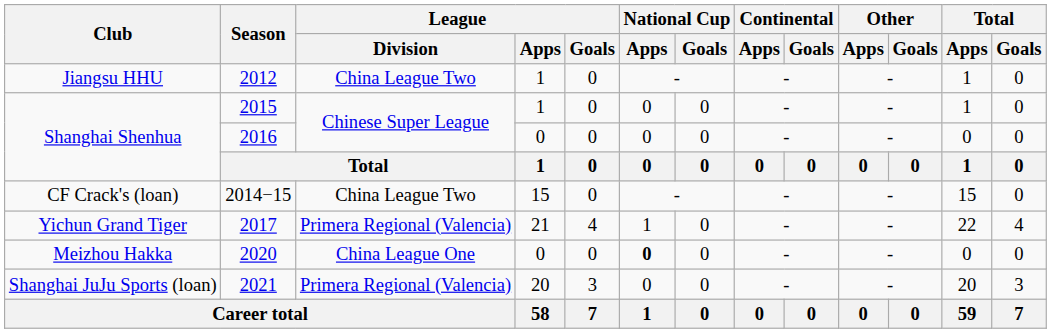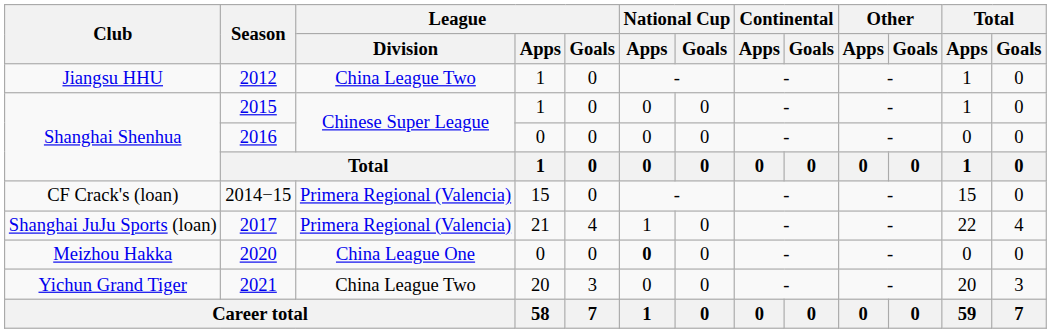(406, 195) China League Two -> (406, 195) Primera Regional (Valencia)
(113, 225) Yichun Grand Tiger -> (113, 225) Shanghai JuJu Sports (loan)
(113, 284) Shanghai JuJu Sports (loan) -> (113, 284) Yichun Grand Tiger
(406, 284) Primera Regional (Valencia) -> (406, 284) China League Two
